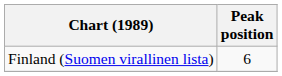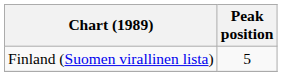(247, 58) 6 -> (247, 58) 5
